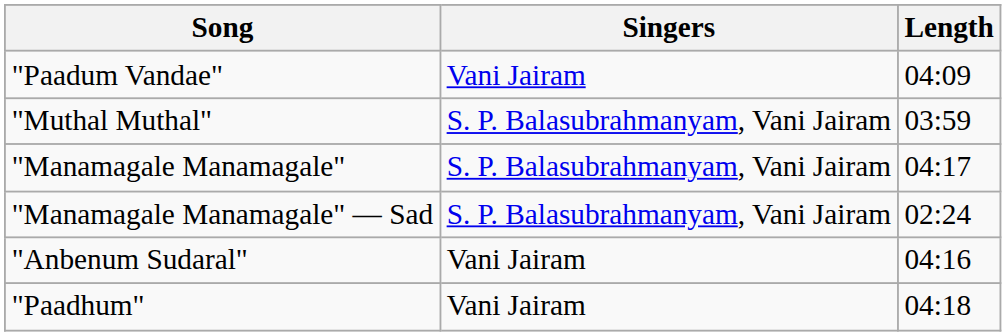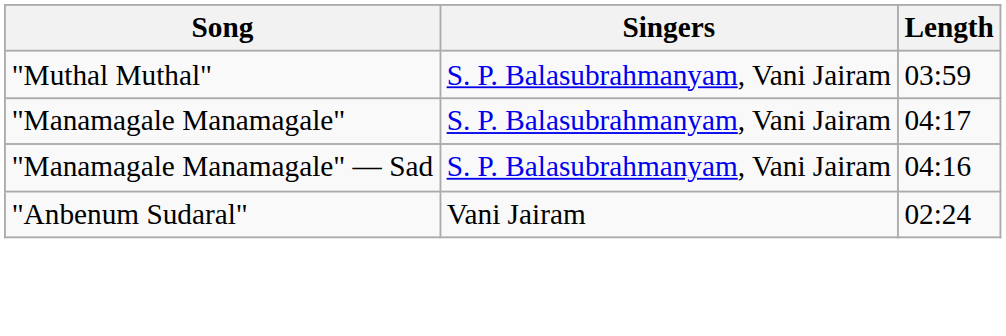- row: (117, 74)
(938, 213) 02:24 -> (938, 167) 04:16
(938, 259) 04:16 -> (938, 213) 02:24
- row: (78, 306)
